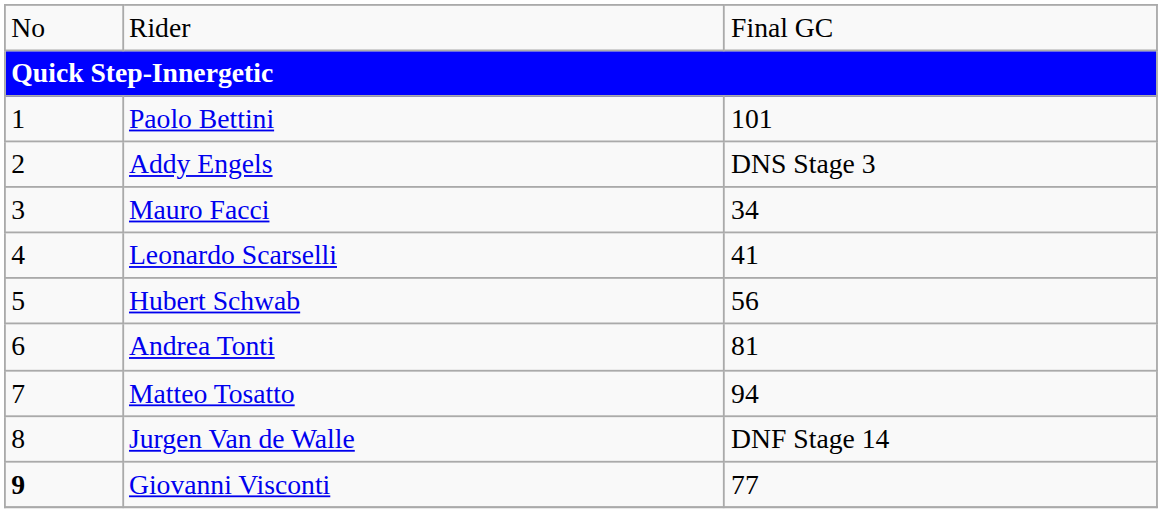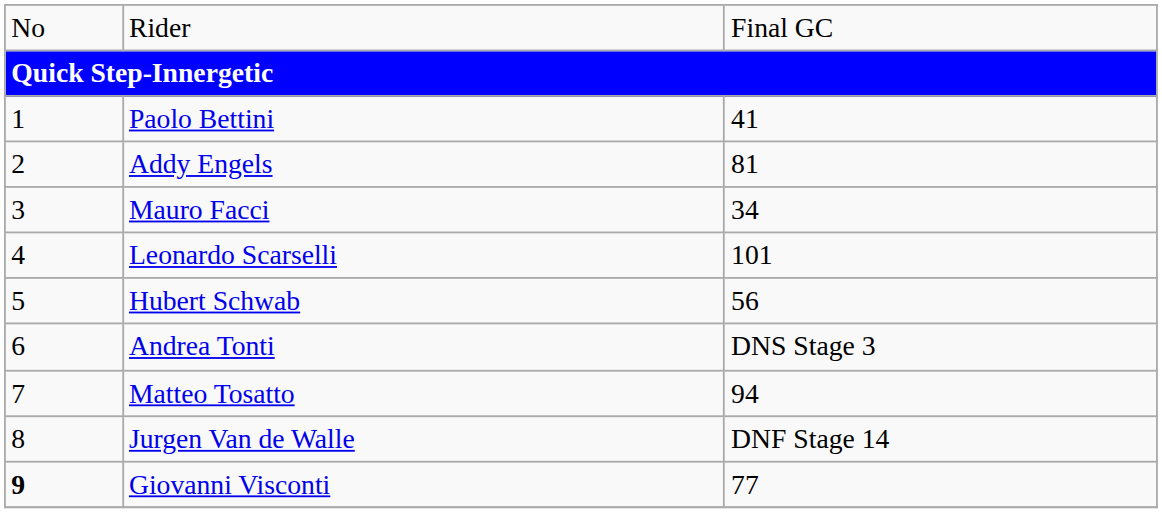(752, 118) 101 -> (745, 118) 41
(803, 164) DNS Stage 3 -> (745, 164) 81
(745, 255) 41 -> (752, 255) 101
(745, 346) 81 -> (803, 346) DNS Stage 3
